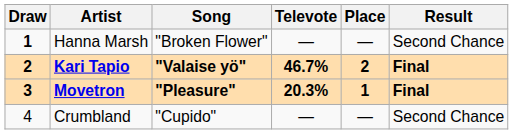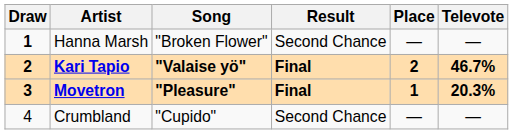columns swapped: (306, 16) <-> (448, 16)
